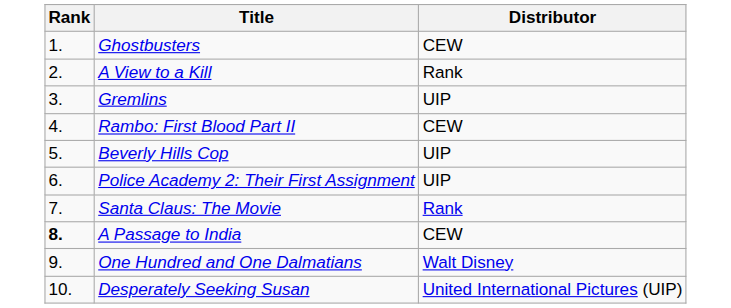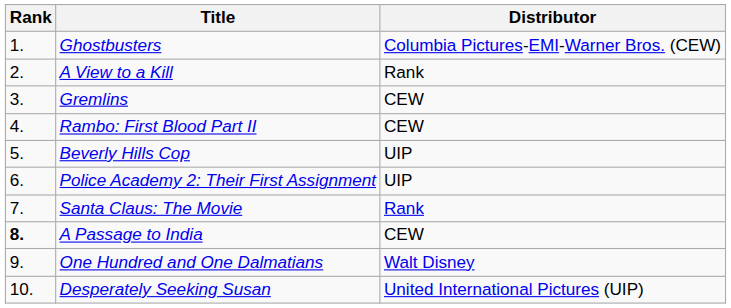(443, 45) CEW -> (553, 45) Columbia Pictures-EMI-Warner Bros. (CEW)
(437, 99) UIP -> (404, 99) CEW
